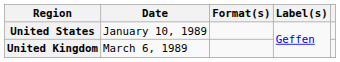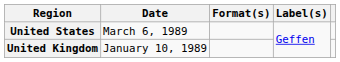(155, 31) January 10, 1989 -> (145, 31) March 6, 1989
(145, 48) March 6, 1989 -> (155, 48) January 10, 1989
